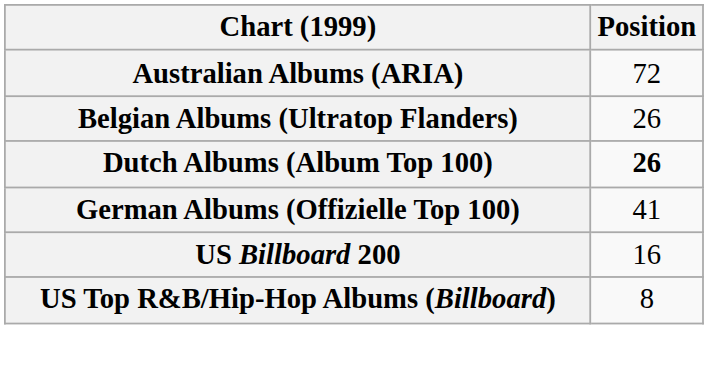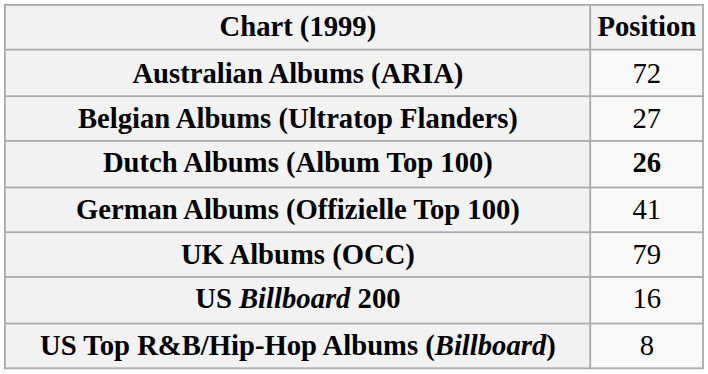(647, 118) 26 -> (647, 118) 27
+ row: (298, 254)
